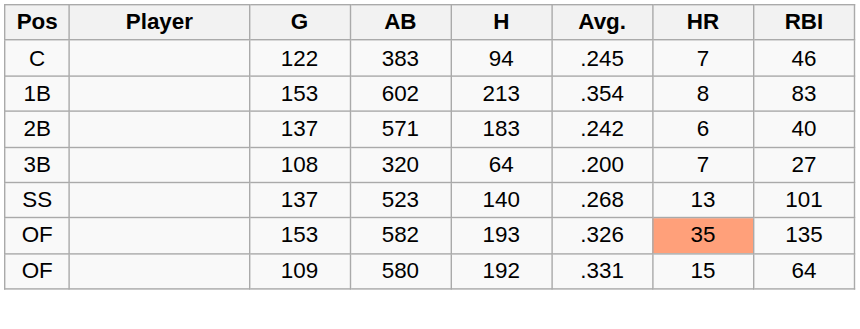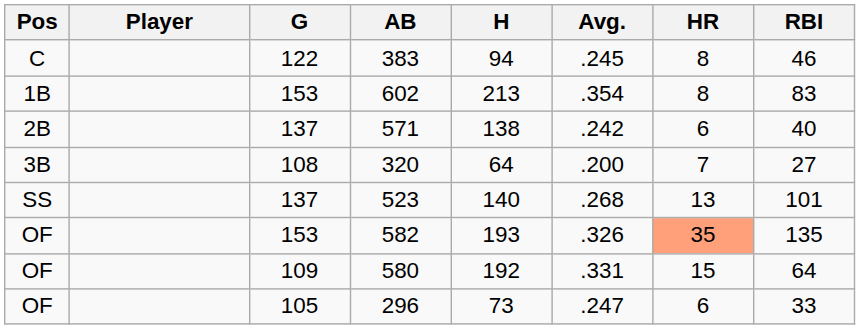(703, 57) 7 -> (703, 57) 8
(501, 128) 183 -> (501, 128) 138
+ row: (400, 306)
